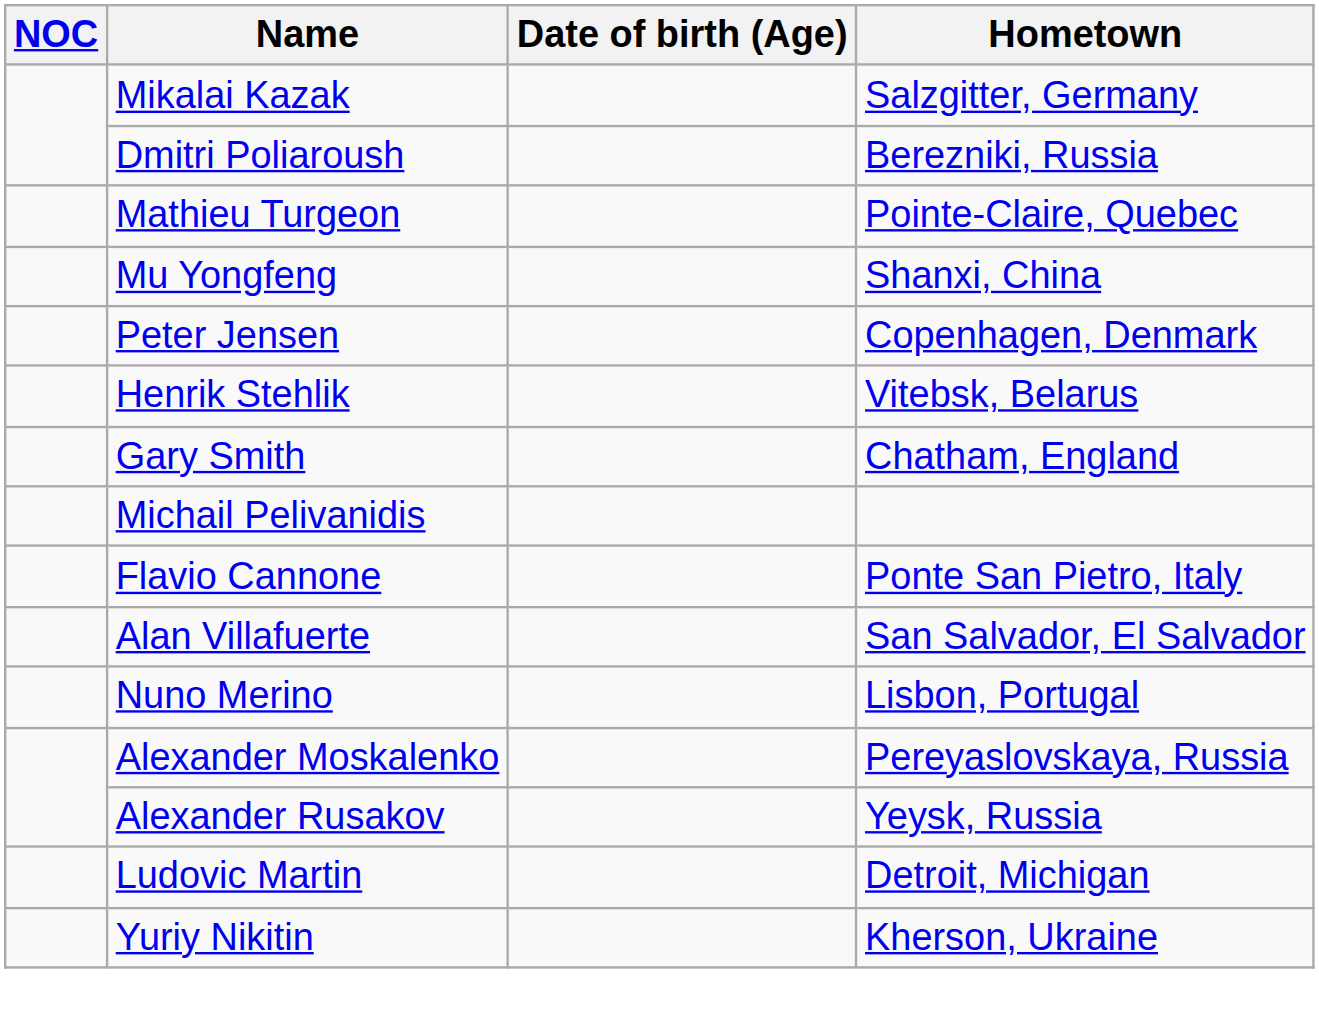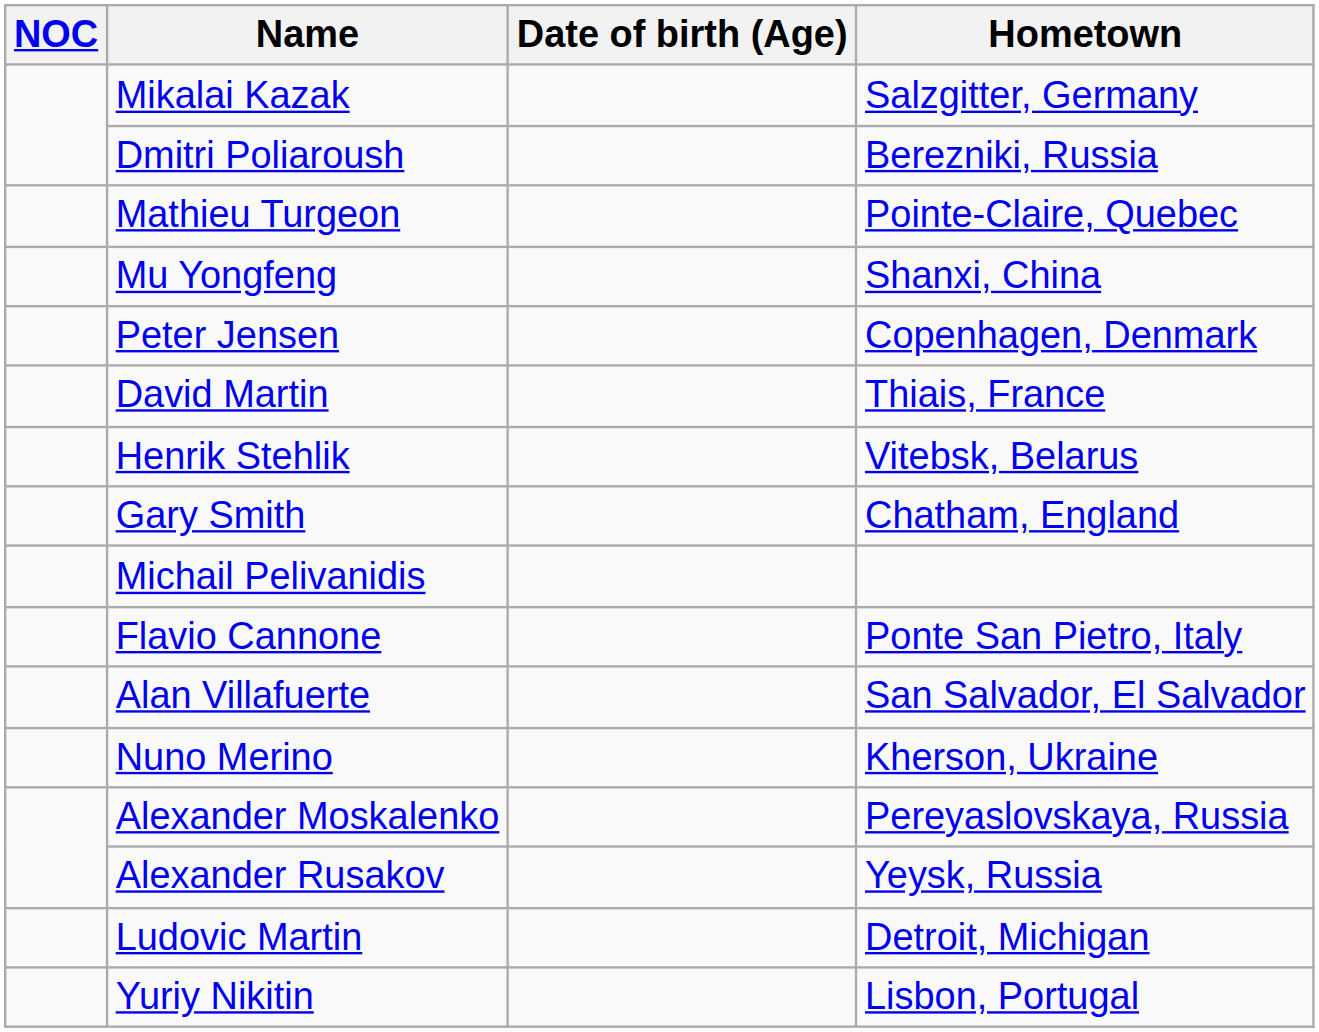+ row: (222, 395)
(1002, 696) Lisbon, Portugal -> (1012, 756) Kherson, Ukraine
(1012, 936) Kherson, Ukraine -> (1002, 996) Lisbon, Portugal
